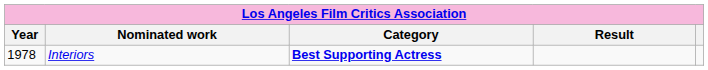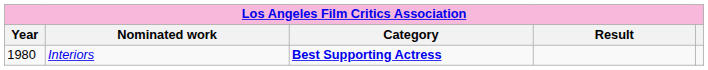(22, 55) 1978 -> (22, 55) 1980
